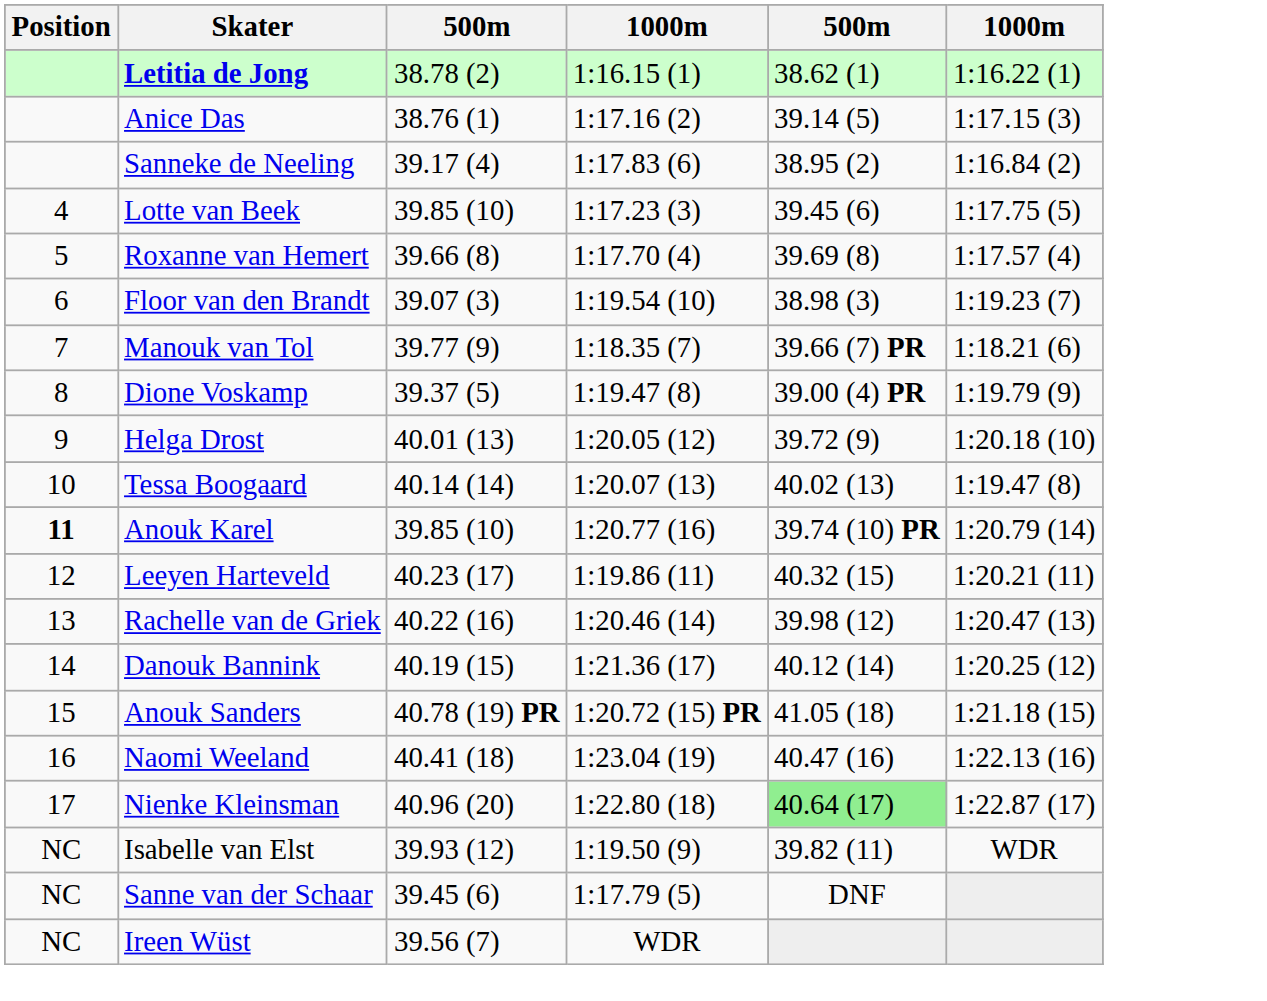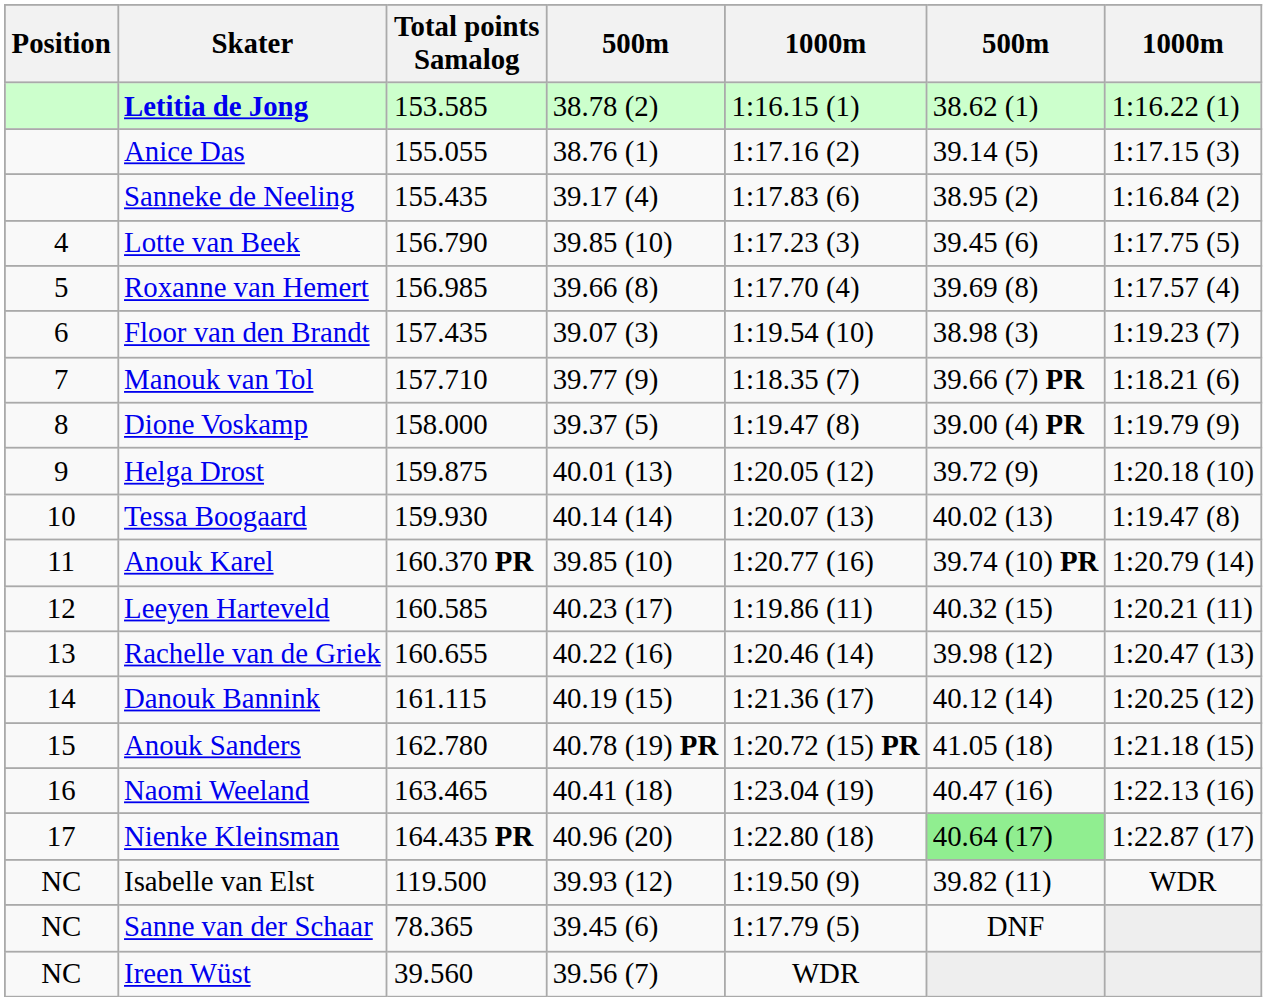+ column: (467, 43)
(61, 529) bold -> (61, 562) normal
